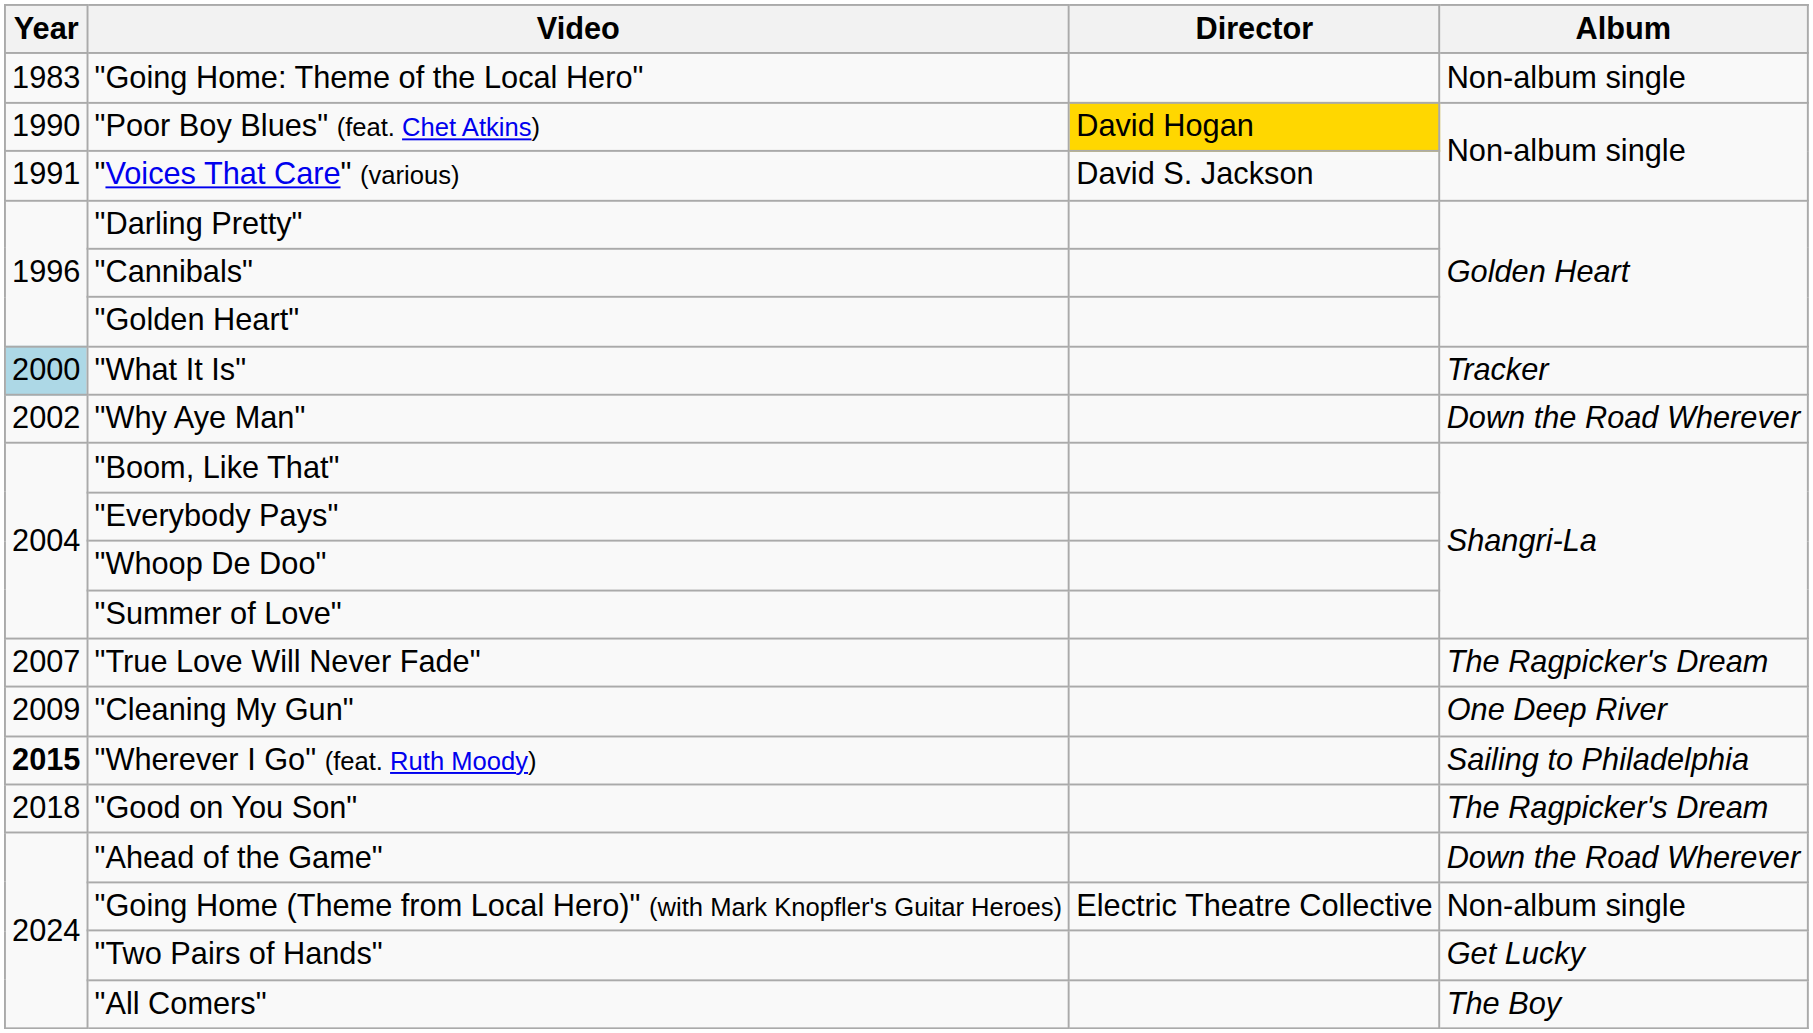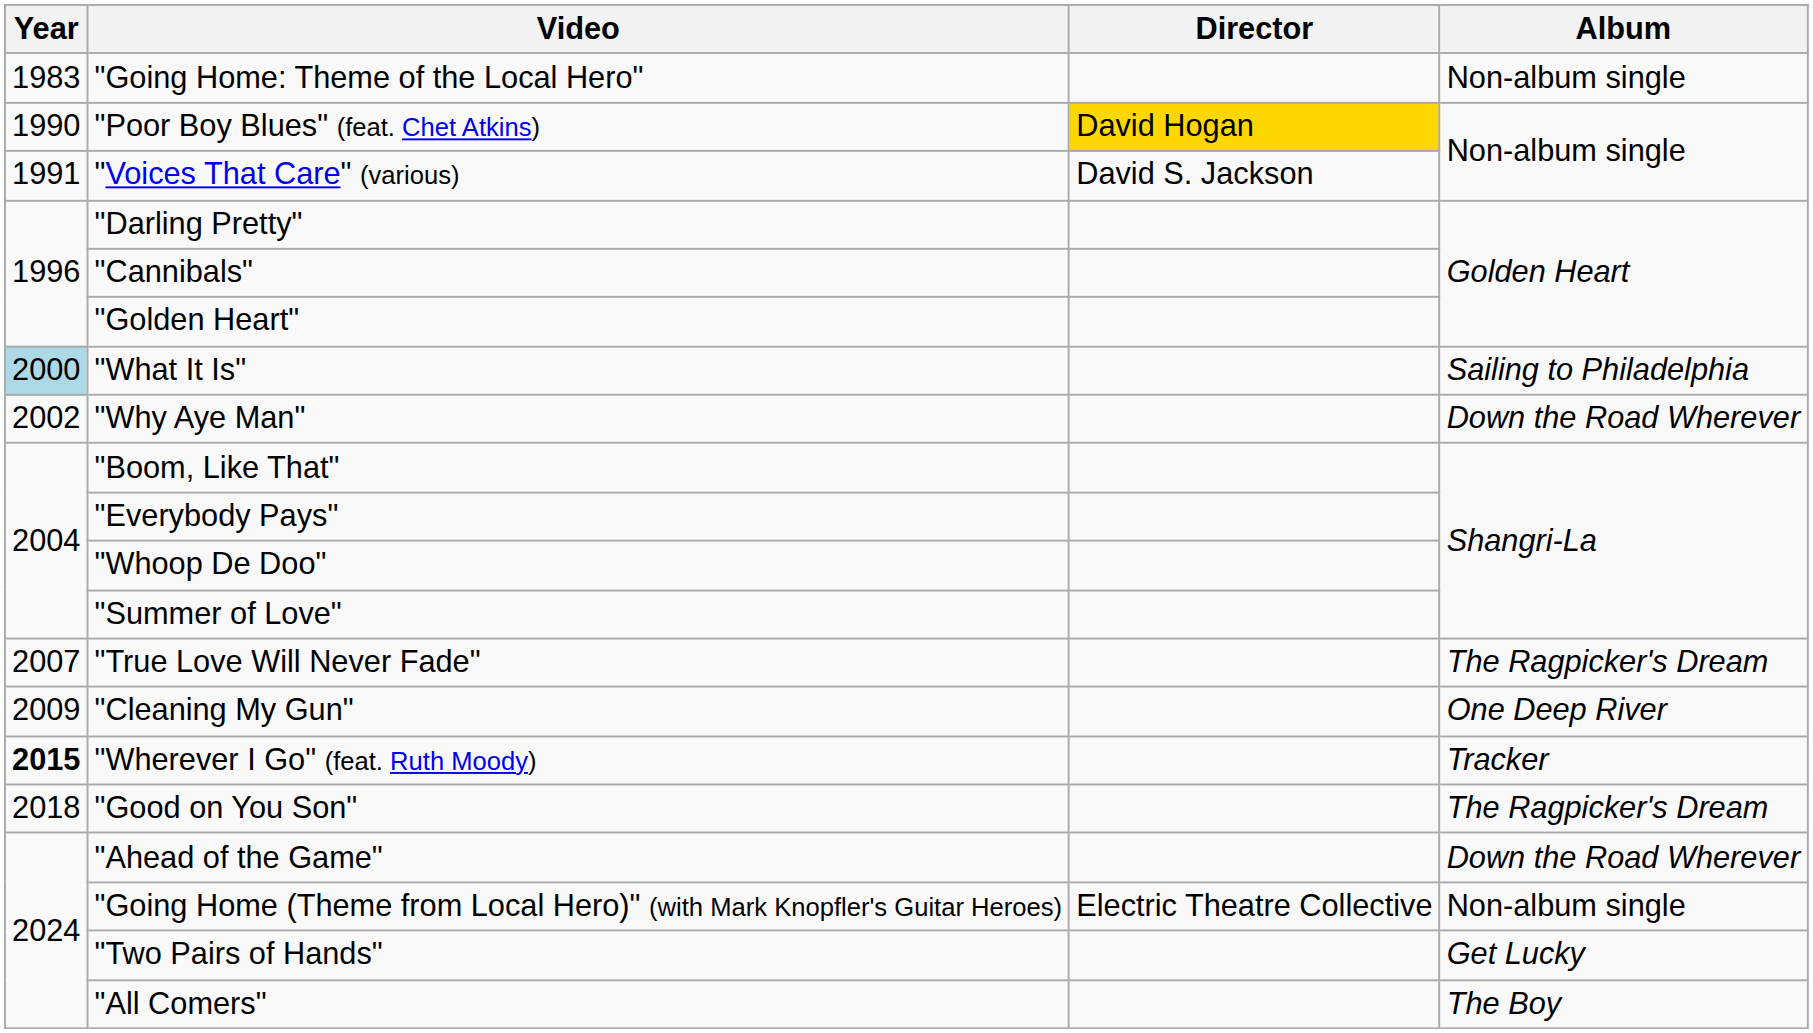(1498, 369) Tracker -> (1598, 369) Sailing to Philadelphia
(1598, 759) Sailing to Philadelphia -> (1498, 759) Tracker
